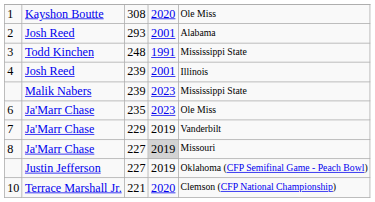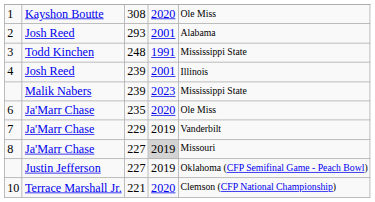(163, 110) 2023 -> (163, 110) 2020
